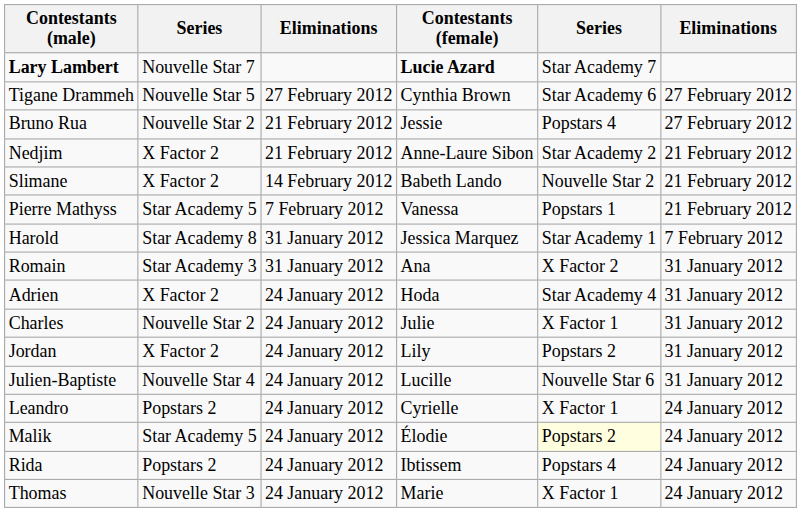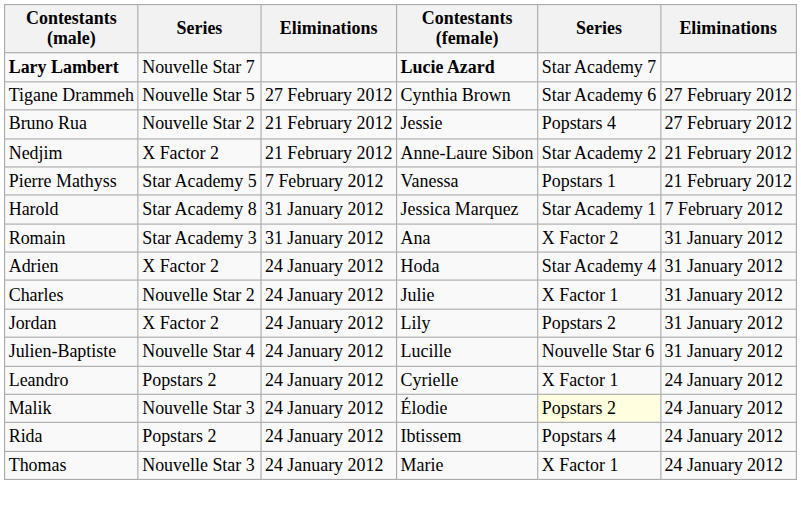- row: (38, 180)
(199, 436) Star Academy 5 -> (198, 408) Nouvelle Star 3
